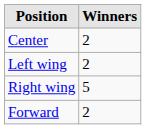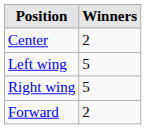(86, 64) 2 -> (86, 64) 5
